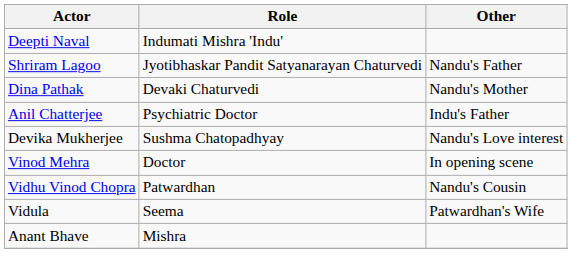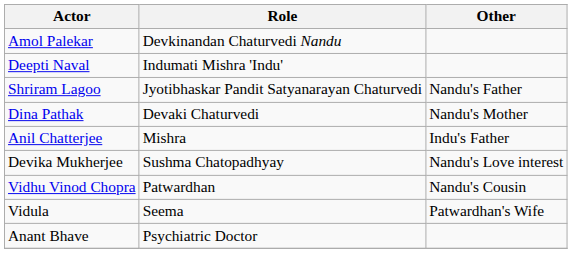+ row: (50, 41)
(200, 114) Psychiatric Doctor -> (164, 138) Mishra
- row: (49, 162)
(164, 235) Mishra -> (200, 235) Psychiatric Doctor
